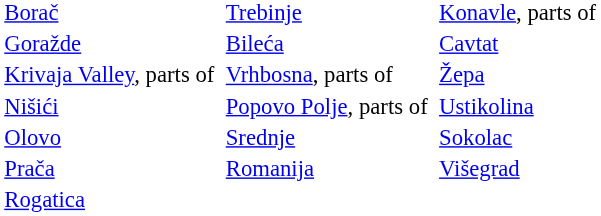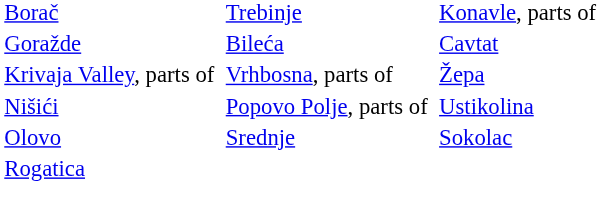- row: (29, 168)
